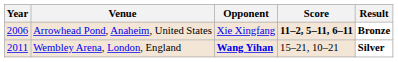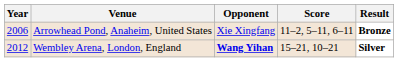(316, 31) bold -> (317, 31) normal
(18, 48) 2011 -> (18, 48) 2012
